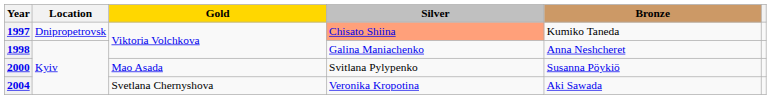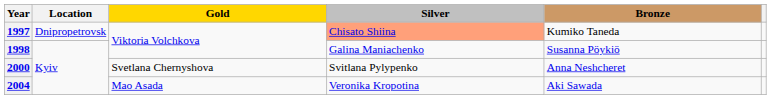(586, 49) Anna Neshcheret -> (583, 49) Susanna Pöykiö
(137, 67) Mao Asada -> (162, 67) Svetlana Chernyshova
(583, 67) Susanna Pöykiö -> (586, 67) Anna Neshcheret
(162, 85) Svetlana Chernyshova -> (137, 85) Mao Asada
